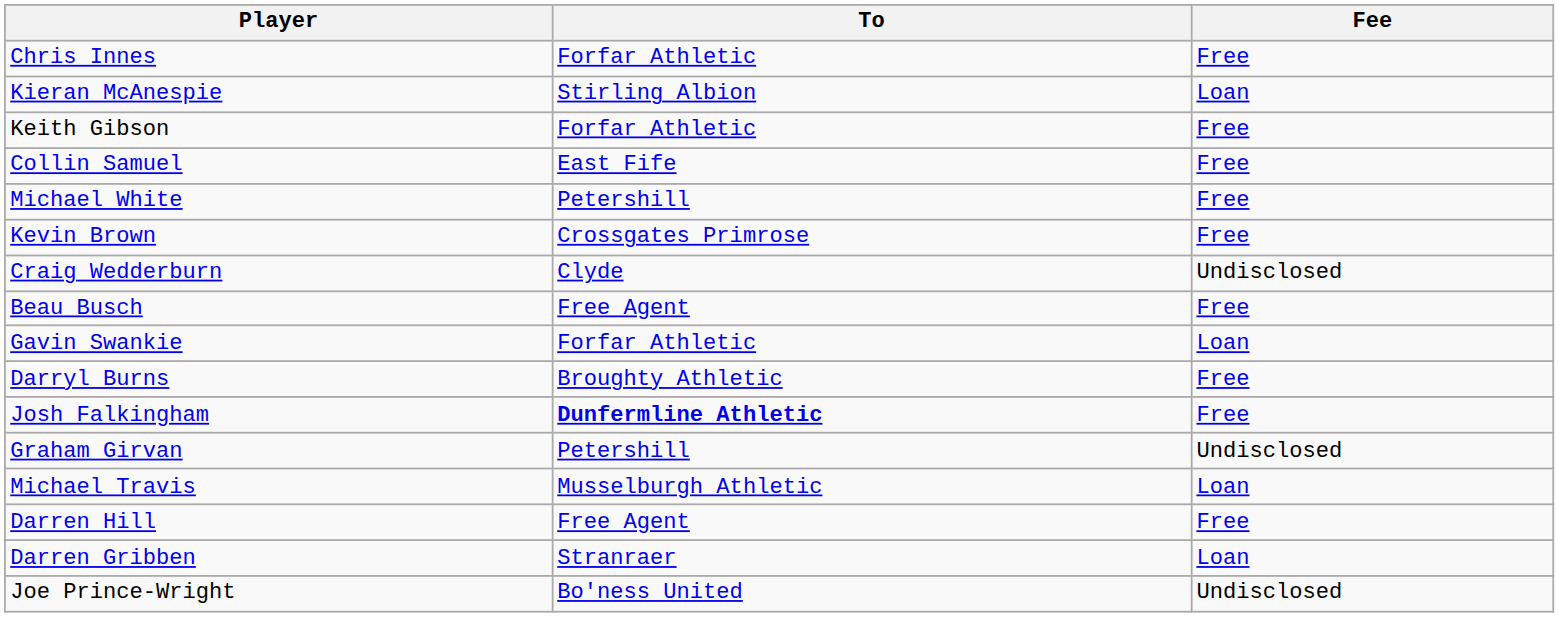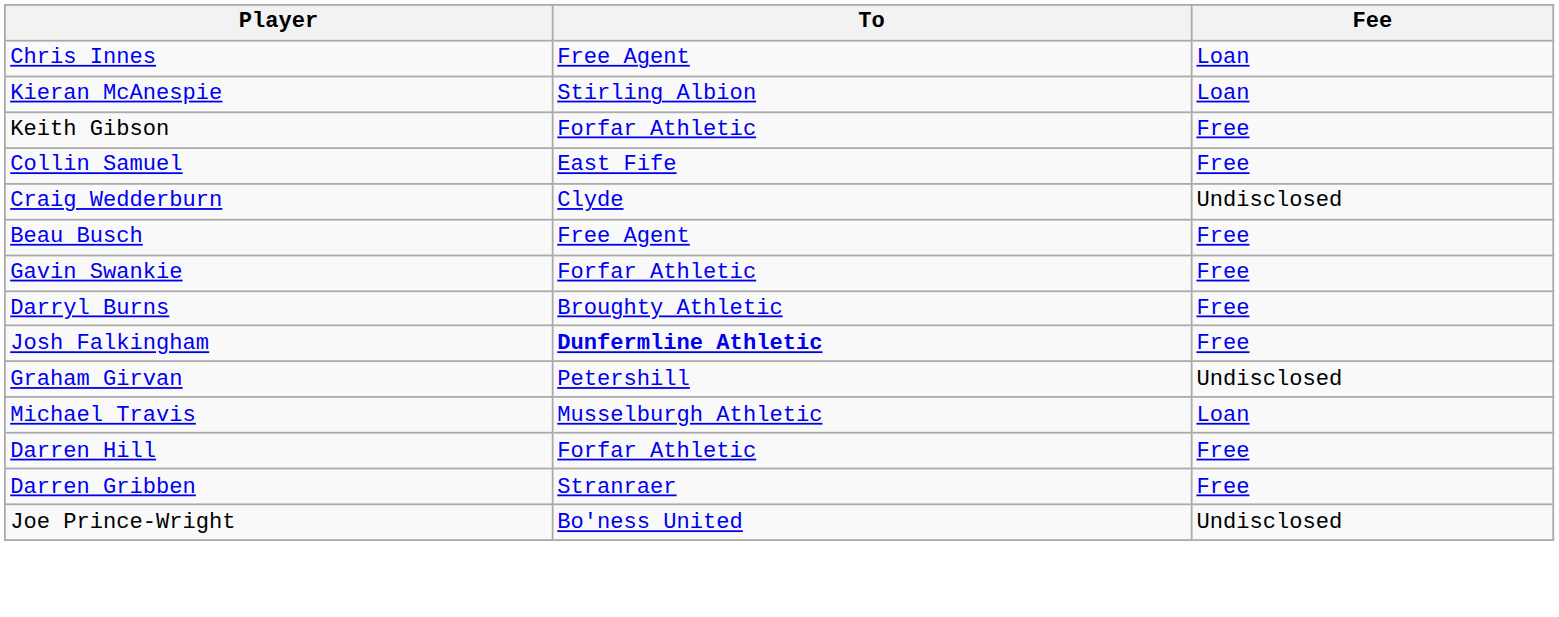(657, 59) Forfar Athletic -> (624, 59) Free Agent
(1223, 59) Free -> (1223, 59) Loan
- row: (96, 202)
- row: (83, 237)
(1223, 344) Loan -> (1223, 273) Free
(624, 523) Free Agent -> (657, 451) Forfar Athletic
(1223, 558) Loan -> (1223, 487) Free
